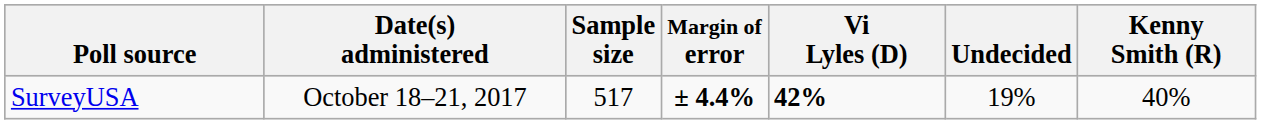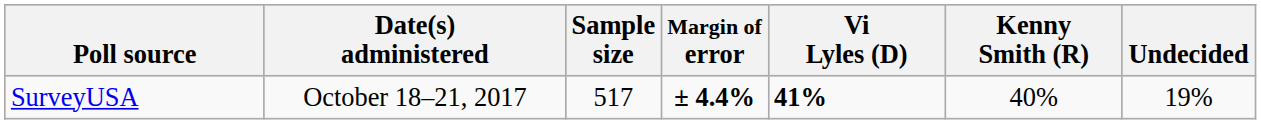columns swapped: (1166, 40) <-> (1011, 55)
(801, 97) 42% -> (801, 97) 41%
